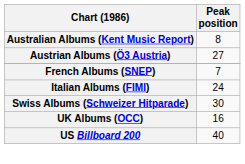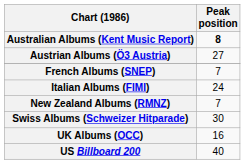(218, 39) normal -> (218, 39) bold
+ row: (100, 103)
